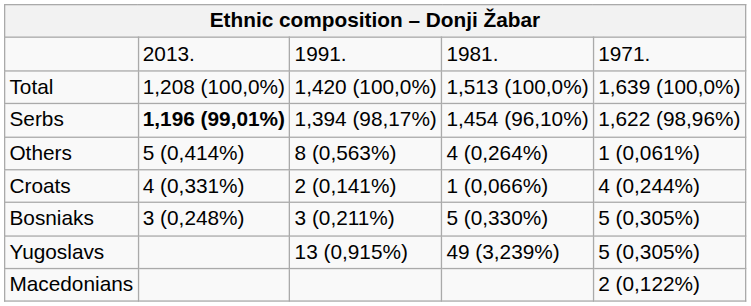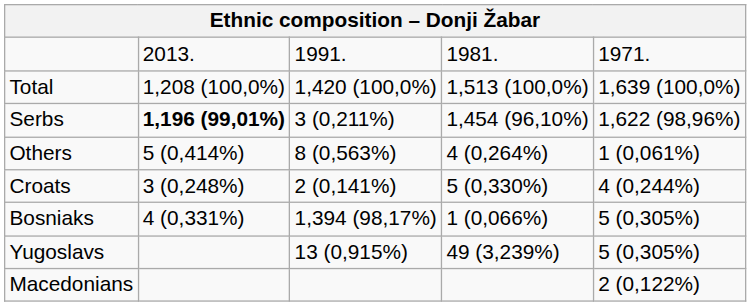(366, 119) 1,394 (98,17%) -> (345, 119) 3 (0,211%)
(194, 185) 4 (0,331%) -> (194, 185) 3 (0,248%)
(497, 185) 1 (0,066%) -> (497, 185) 5 (0,330%)
(194, 218) 3 (0,248%) -> (194, 218) 4 (0,331%)
(345, 218) 3 (0,211%) -> (366, 218) 1,394 (98,17%)
(497, 218) 5 (0,330%) -> (497, 218) 1 (0,066%)
